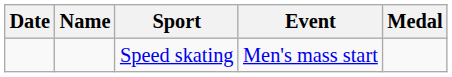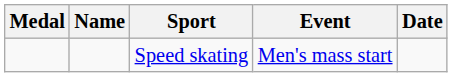columns swapped: (415, 21) <-> (30, 21)
